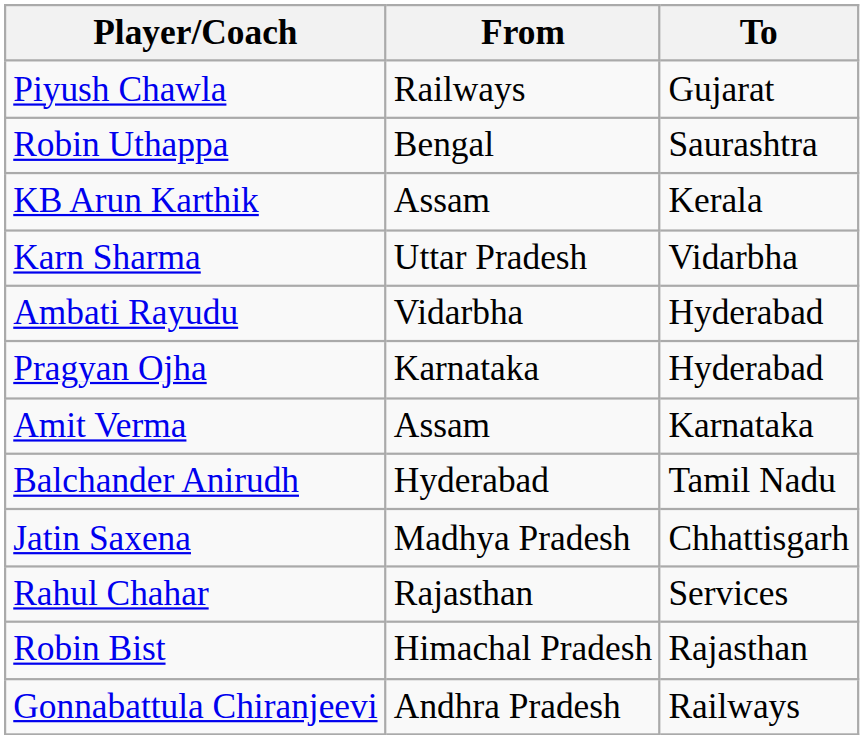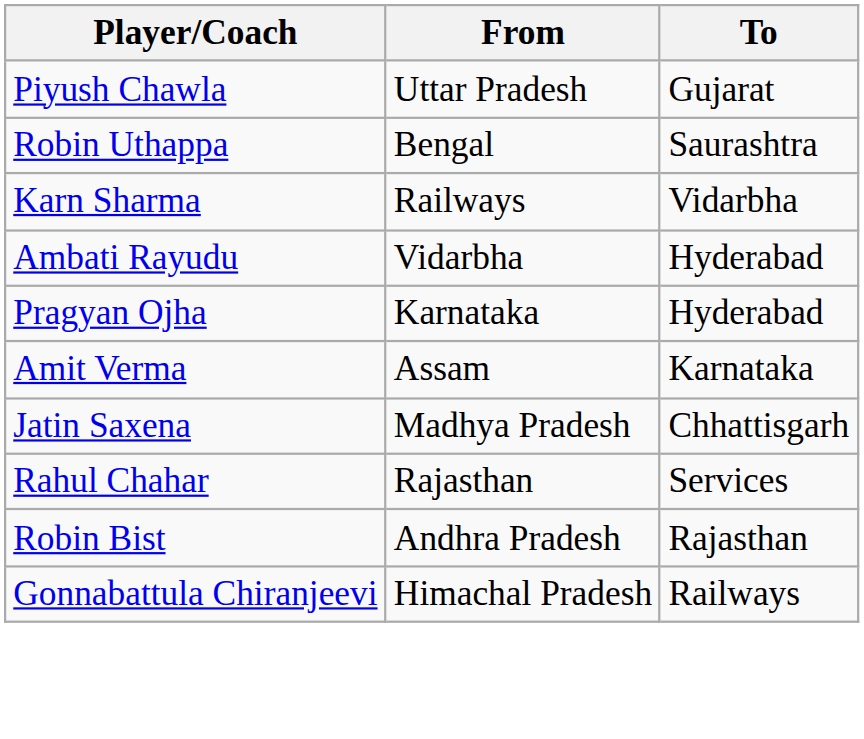(460, 88) Railways -> (491, 88) Uttar Pradesh
- row: (136, 200)
(491, 256) Uttar Pradesh -> (460, 200) Railways
- row: (156, 481)
(523, 649) Himachal Pradesh -> (507, 537) Andhra Pradesh
(507, 705) Andhra Pradesh -> (523, 593) Himachal Pradesh
